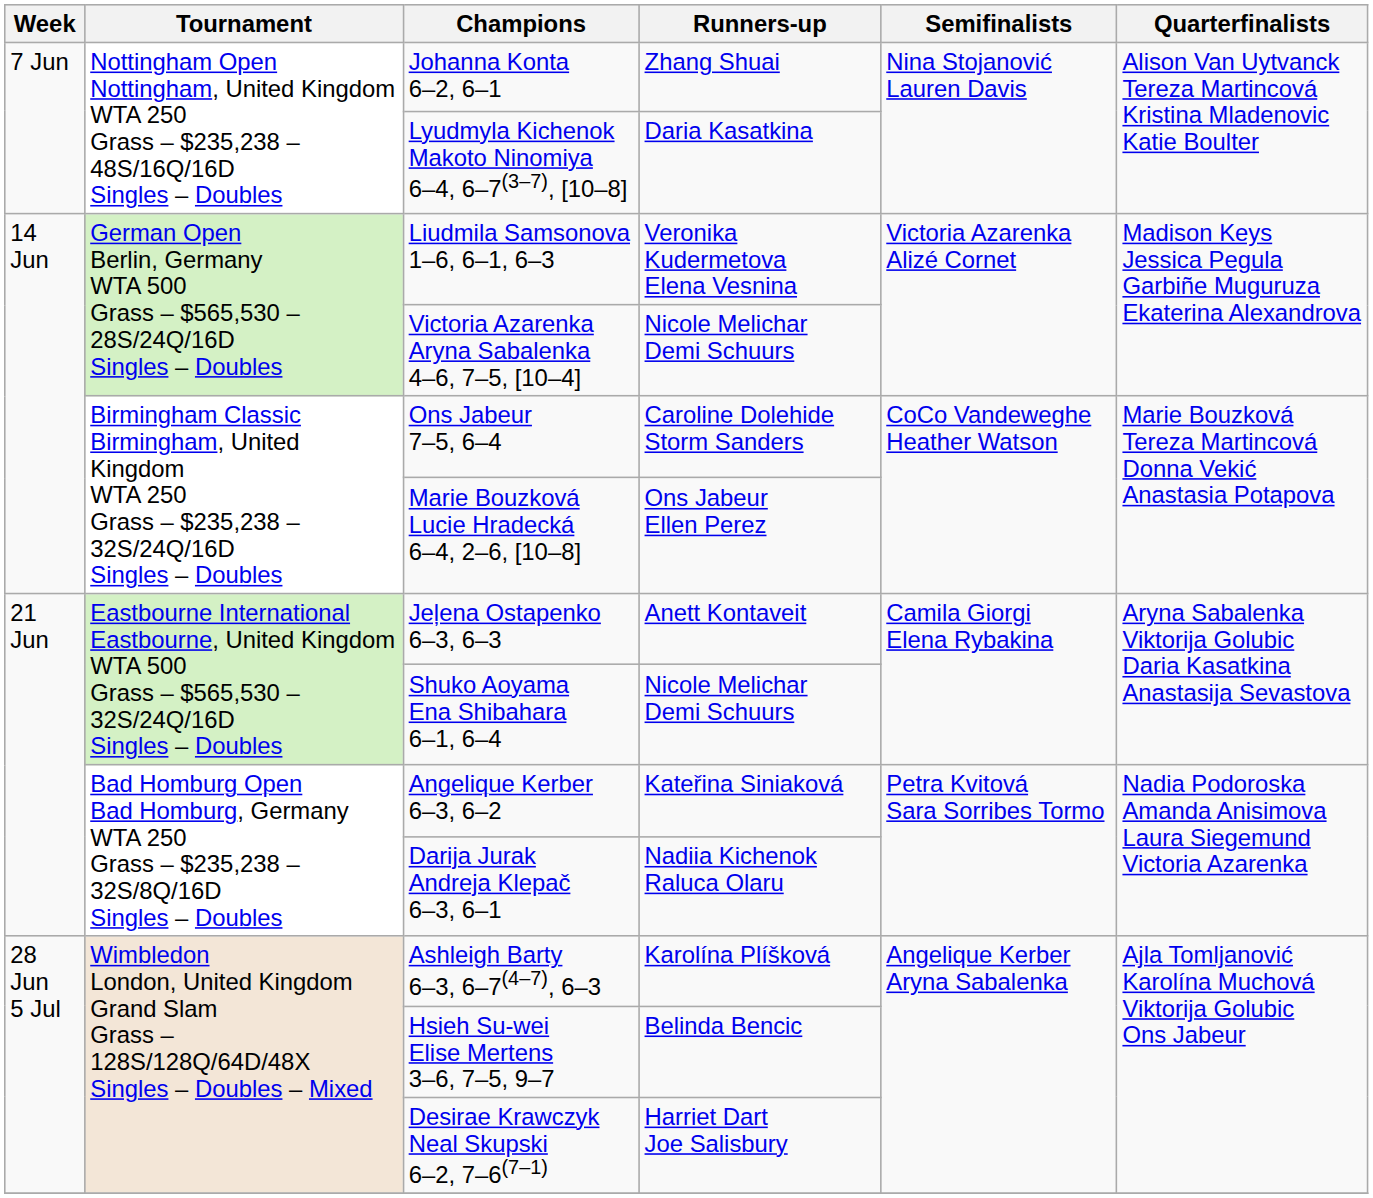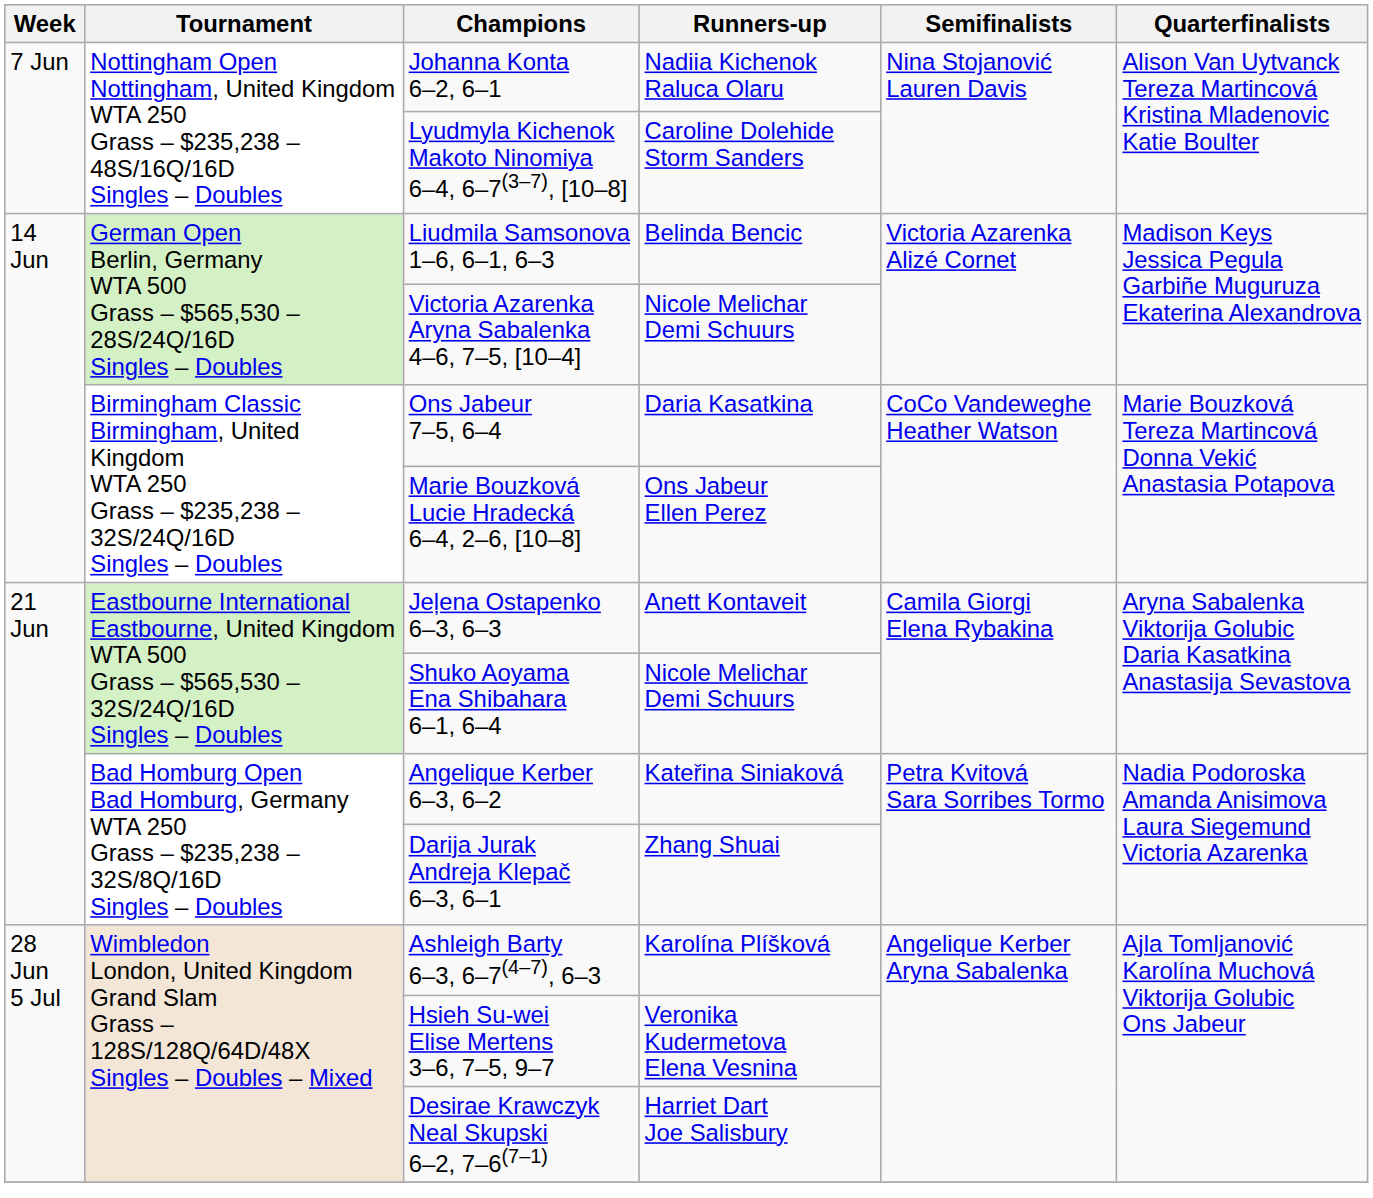(712, 62) Zhang Shuai -> (731, 75) Nadiia Kichenok Raluca Olaru
(729, 130) Daria Kasatkina -> (739, 144) Caroline Dolehide Storm Sanders
(721, 260) Veronika Kudermetova Elena Vesnina -> (723, 233) Belinda Bencic
(739, 429) Caroline Dolehide Storm Sanders -> (729, 404) Daria Kasatkina
(731, 869) Nadiia Kichenok Raluca Olaru -> (712, 844) Zhang Shuai
(723, 1025) Belinda Bencic -> (721, 1040) Veronika Kudermetova Elena Vesnina
